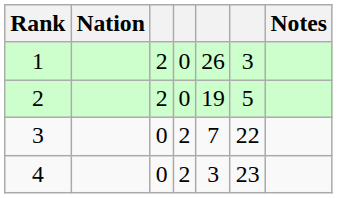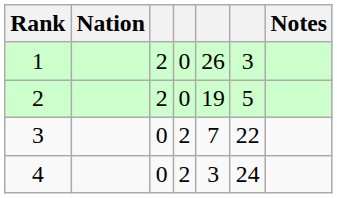(248, 173) 23 -> (248, 173) 24
